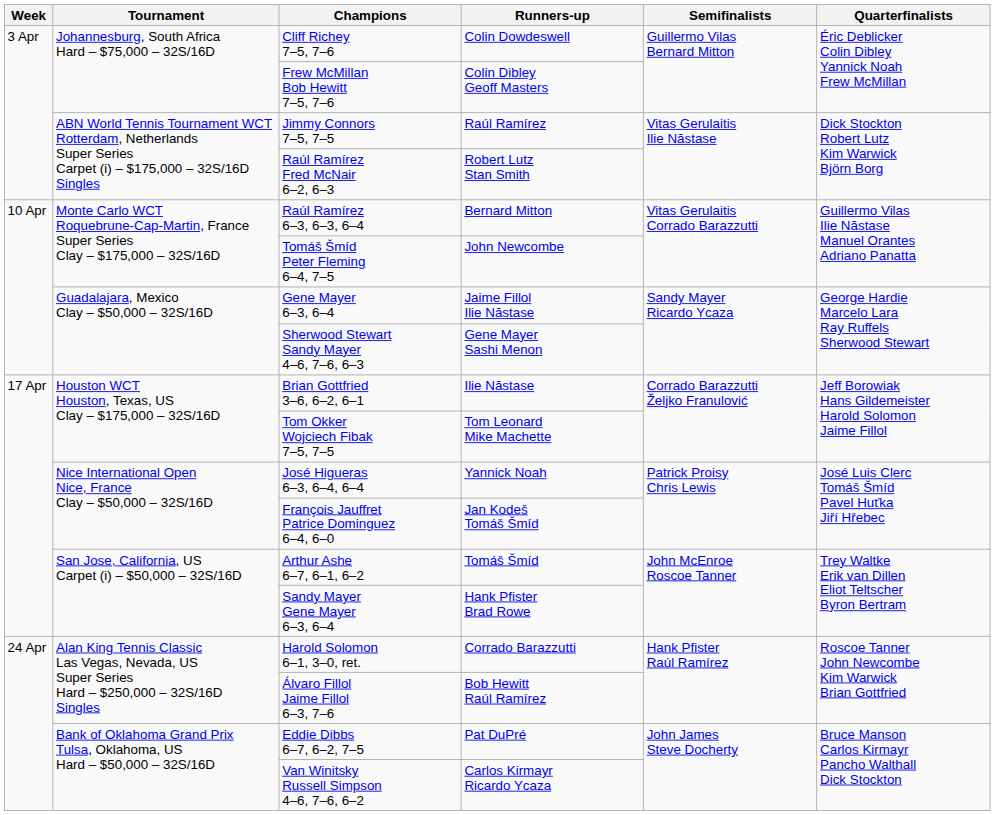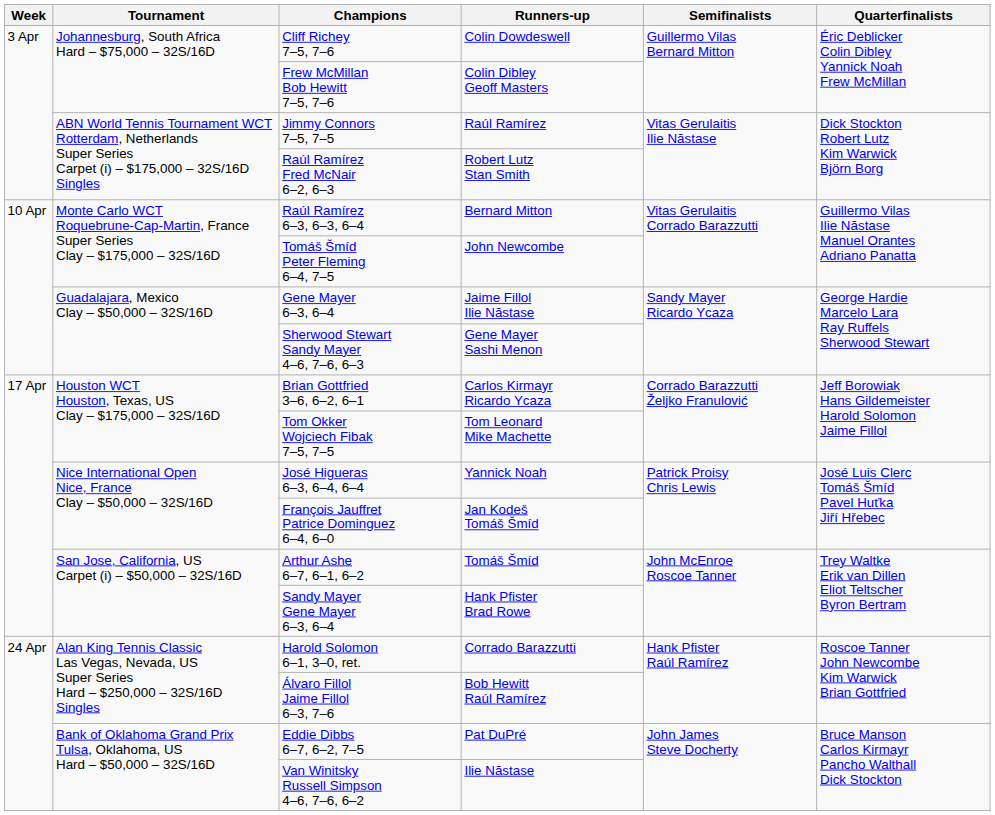(499, 385) Ilie Năstase -> (509, 393) Carlos Kirmayr Ricardo Ycaza
(509, 778) Carlos Kirmayr Ricardo Ycaza -> (499, 770) Ilie Năstase
